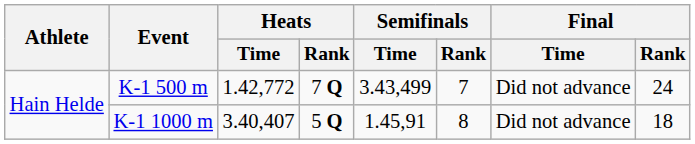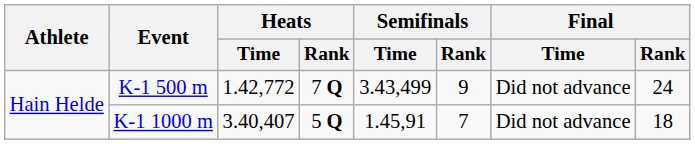(463, 87) 7 -> (463, 87) 9
(463, 121) 8 -> (463, 121) 7
